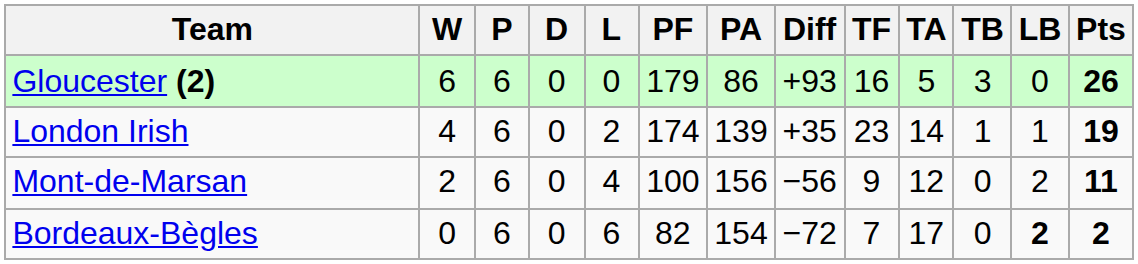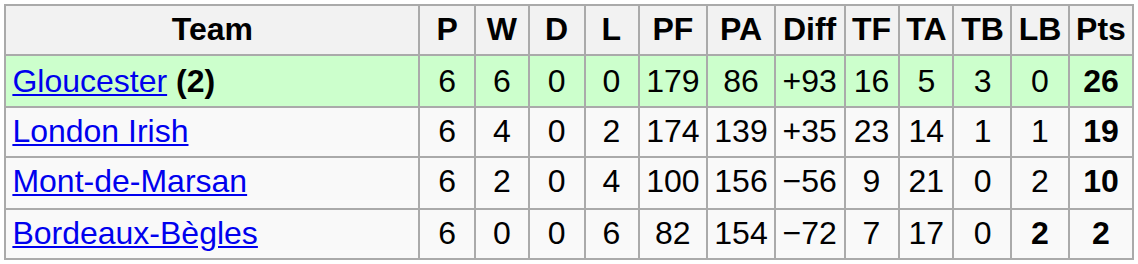columns swapped: (502, 29) <-> (447, 29)
(926, 182) 12 -> (926, 182) 21
(1101, 182) 11 -> (1101, 182) 10
